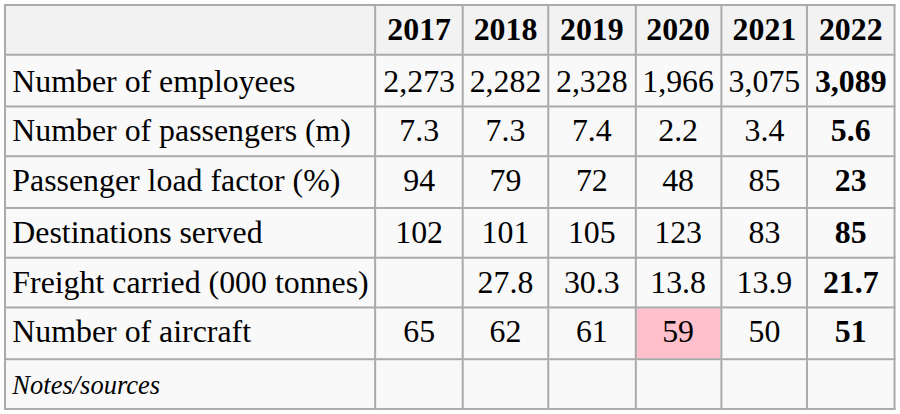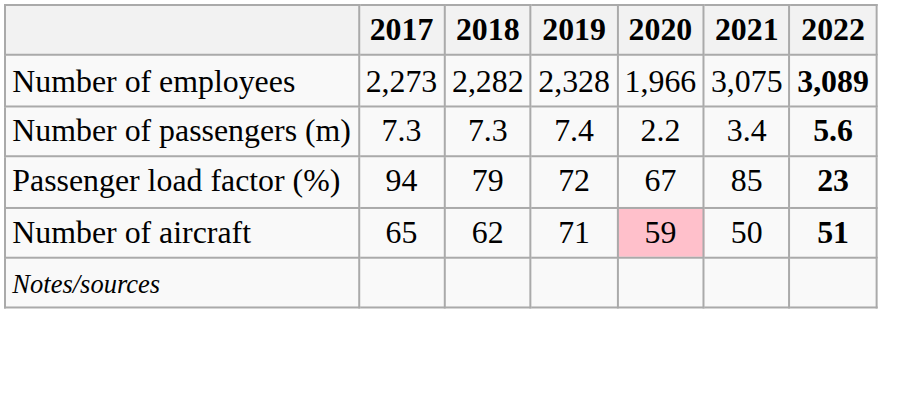(678, 181) 48 -> (660, 181) 67
- row: (137, 231)
- row: (191, 282)
(592, 332) 61 -> (574, 231) 71
